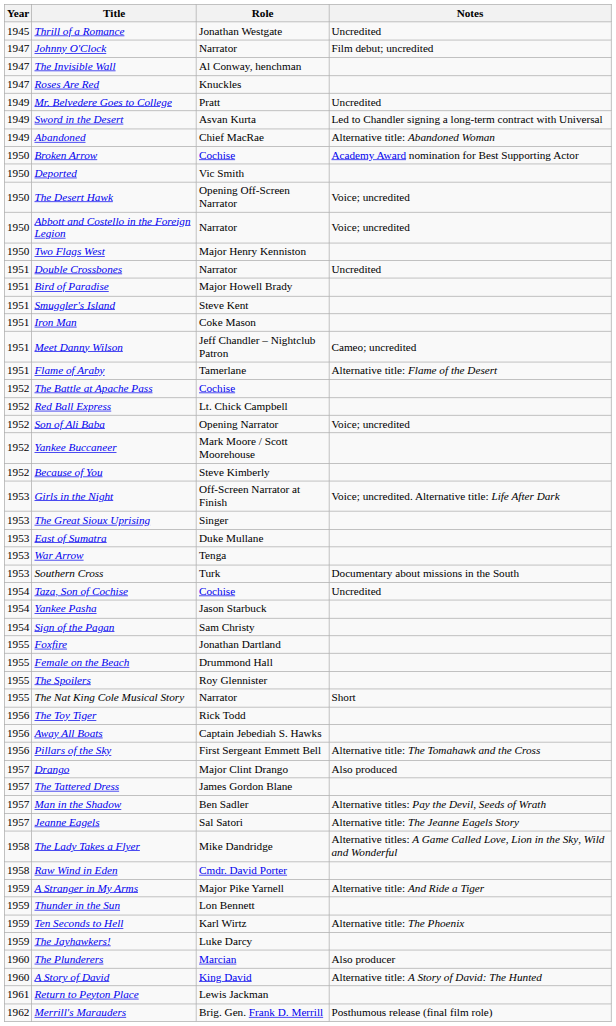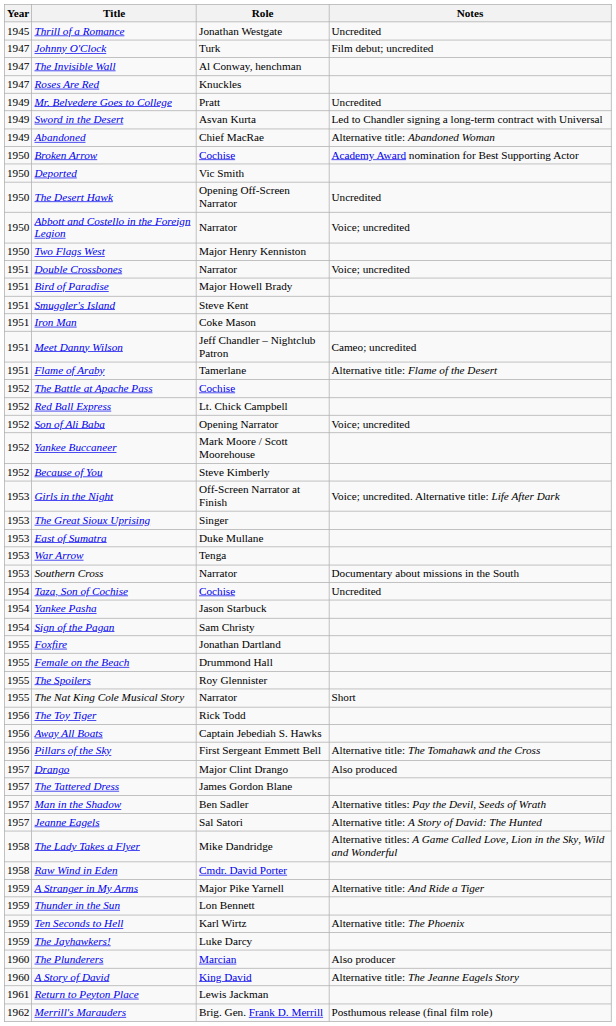(218, 48) Narrator -> (210, 48) Turk
(371, 197) Voice; uncredited -> (356, 197) Uncredited
(356, 269) Uncredited -> (371, 269) Voice; uncredited
(210, 573) Turk -> (218, 573) Narrator
(425, 822) Alternative title: The Jeanne Eagels Story -> (437, 822) Alternative title: A Story of David: The Hunted
(437, 977) Alternative title: A Story of David: The Hunted -> (425, 977) Alternative title: The Jeanne Eagels Story
